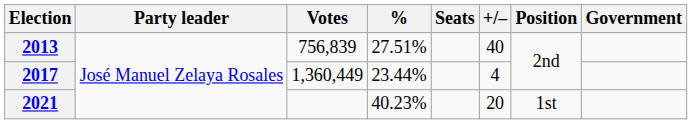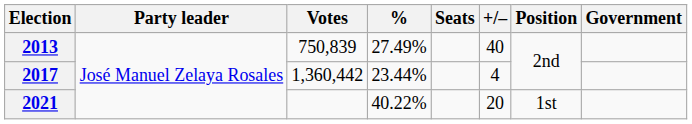(327, 47) 756,839 -> (327, 47) 750,839
(399, 47) 27.51% -> (399, 47) 27.49%
(327, 75) 1,360,449 -> (327, 75) 1,360,442
(399, 103) 40.23% -> (399, 103) 40.22%
